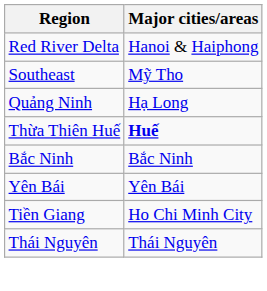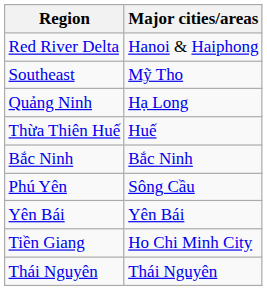(143, 131) bold -> (142, 131) normal
+ row: (38, 187)
